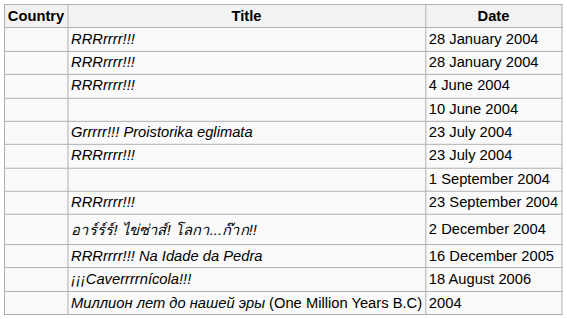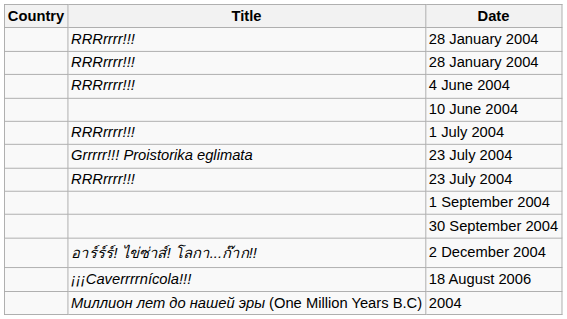+ row: (103, 132)
- row: (103, 202)
+ row: (247, 226)
- row: (167, 256)
